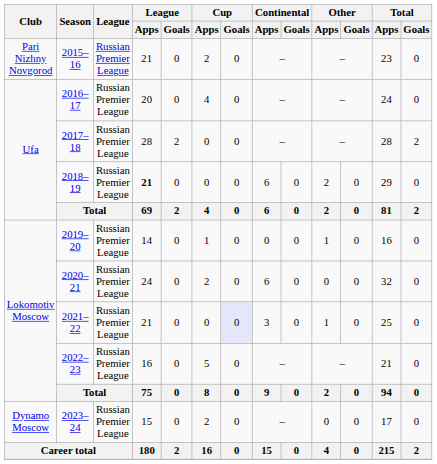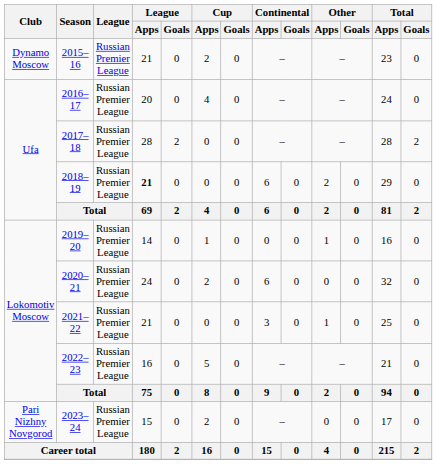(31, 59) Pari Nizhny Novgorod -> (31, 59) Dynamo Moscow
(237, 322) lavender background -> (237, 322) no background
(31, 422) Dynamo Moscow -> (31, 422) Pari Nizhny Novgorod
